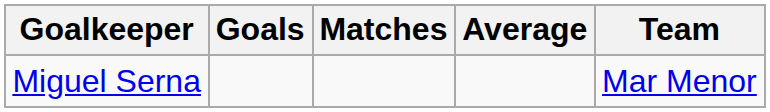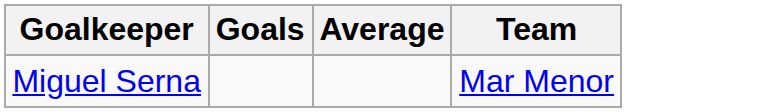- column: (383, 29)
